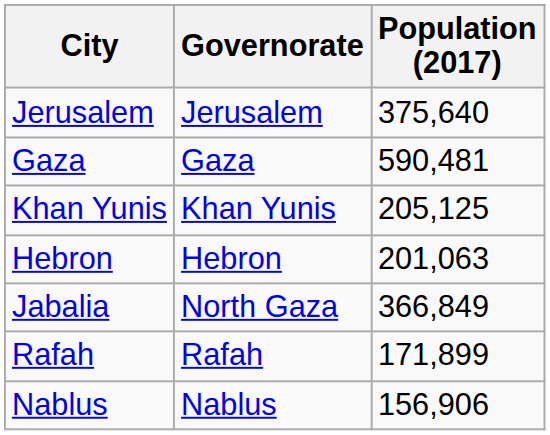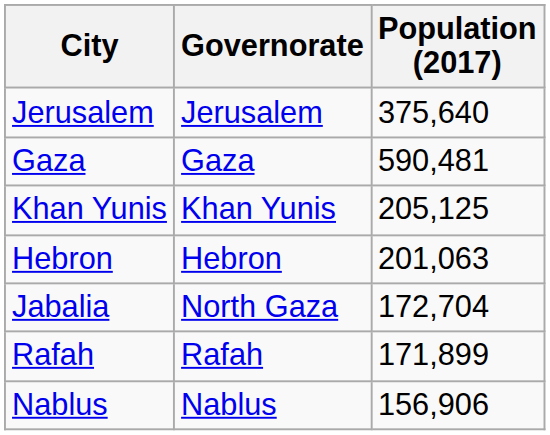(433, 307) 366,849 -> (433, 307) 172,704
